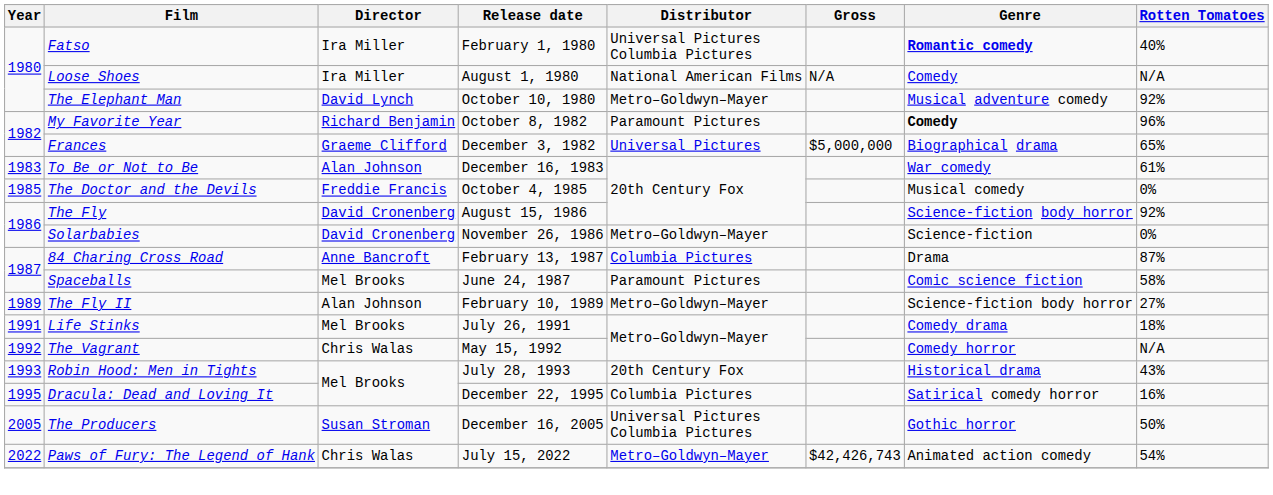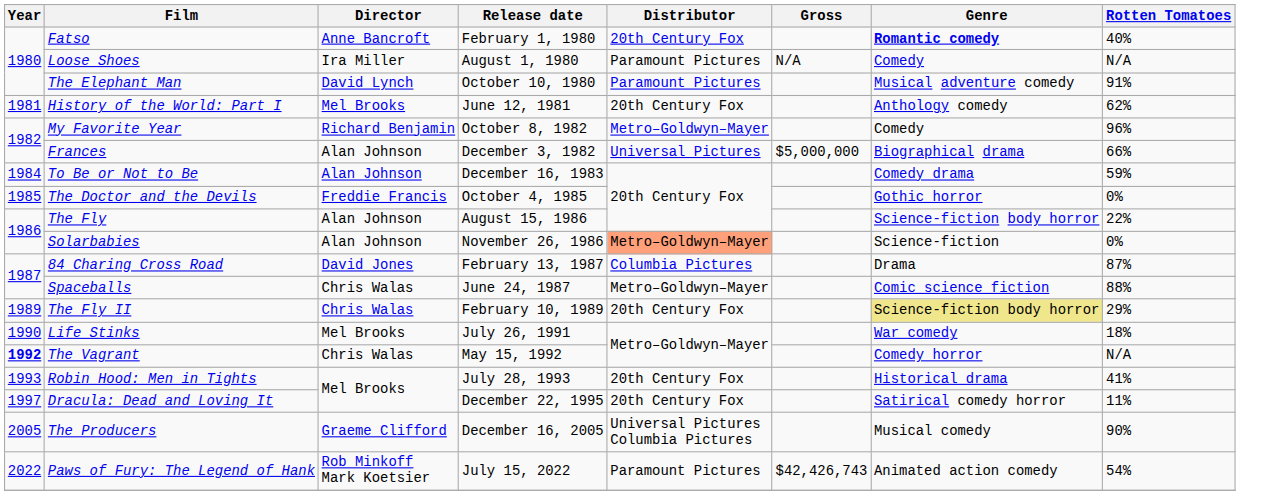(363, 47) Ira Miller -> (376, 39) Anne Bancroft
(685, 47) Universal Pictures Columbia Pictures -> (677, 39) 20th Century Fox
(706, 77) National American Films -> (685, 61) Paramount Pictures
(690, 100) Metro–Goldwyn–Mayer -> (685, 84) Paramount Pictures
(1152, 100) 92% -> (1119, 84) 91%
+ row: (165, 107)
(685, 123) Paramount Pictures -> (690, 129) Metro–Goldwyn–Mayer
(932, 123) bold -> (899, 129) normal
(384, 145) Graeme Clifford -> (372, 152) Alan Johnson
(1152, 145) 65% -> (1119, 152) 66%
(25, 168) 1983 -> (25, 175) 1984
(949, 168) War comedy -> (924, 175) Comedy drama
(1152, 168) 61% -> (1119, 175) 59%
(966, 191) Musical comedy -> (928, 197) Gothic horror
(388, 213) David Cronenberg -> (372, 220) Alan Johnson
(1152, 213) 92% -> (1119, 220) 22%
(388, 236) David Cronenberg -> (372, 243) Alan Johnson
(690, 236) no background -> (690, 243) lightsalmon background
(376, 259) Anne Bancroft -> (368, 265) David Jones
(363, 281) Mel Brooks -> (368, 288) Chris Walas
(685, 281) Paramount Pictures -> (690, 288) Metro–Goldwyn–Mayer
(1152, 281) 58% -> (1119, 288) 88%
(372, 304) Alan Johnson -> (368, 311) Chris Walas
(690, 304) Metro–Goldwyn–Mayer -> (677, 311) 20th Century Fox
(1020, 304) no background -> (987, 311) khaki background
(1152, 304) 27% -> (1119, 311) 29%
(25, 327) 1991 -> (25, 333) 1990
(957, 327) Comedy drama -> (916, 333) War comedy
(25, 349) normal -> (25, 356) bold
(1152, 372) 43% -> (1119, 379) 41%
(25, 395) 1995 -> (25, 401) 1997
(681, 395) Columbia Pictures -> (677, 401) 20th Century Fox
(1152, 395) 16% -> (1119, 401) 11%
(376, 425) Susan Stroman -> (384, 432) Graeme Clifford
(962, 425) Gothic horror -> (932, 432) Musical comedy
(1152, 425) 50% -> (1119, 432) 90%
(368, 456) Chris Walas -> (376, 471) Rob Minkoff Mark Koetsier
(690, 456) Metro–Goldwyn–Mayer -> (685, 471) Paramount Pictures
